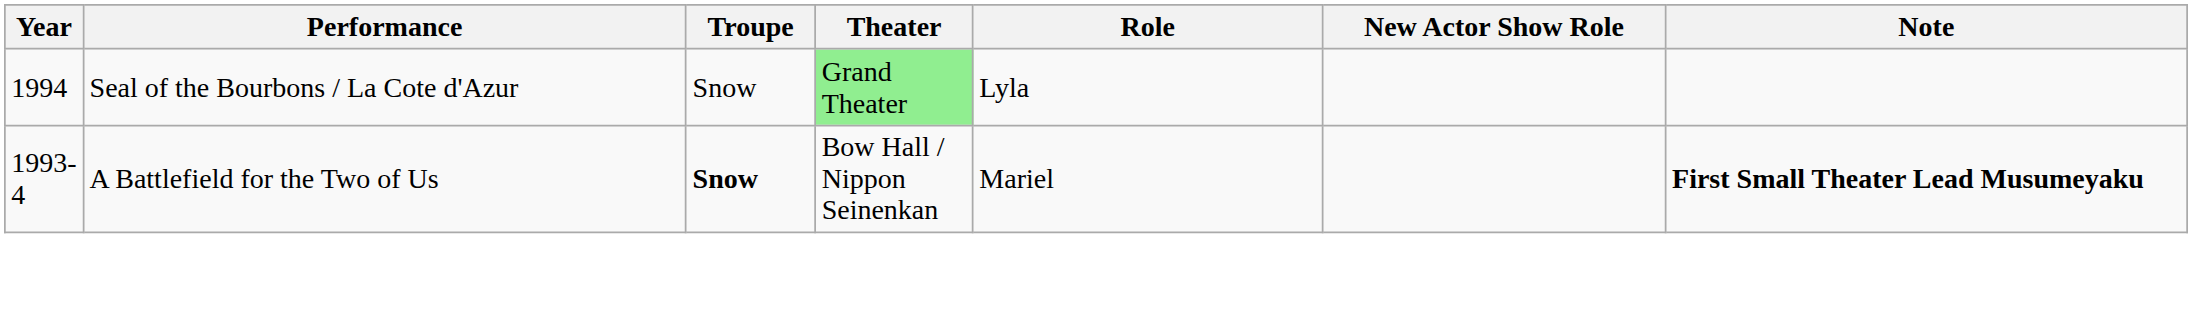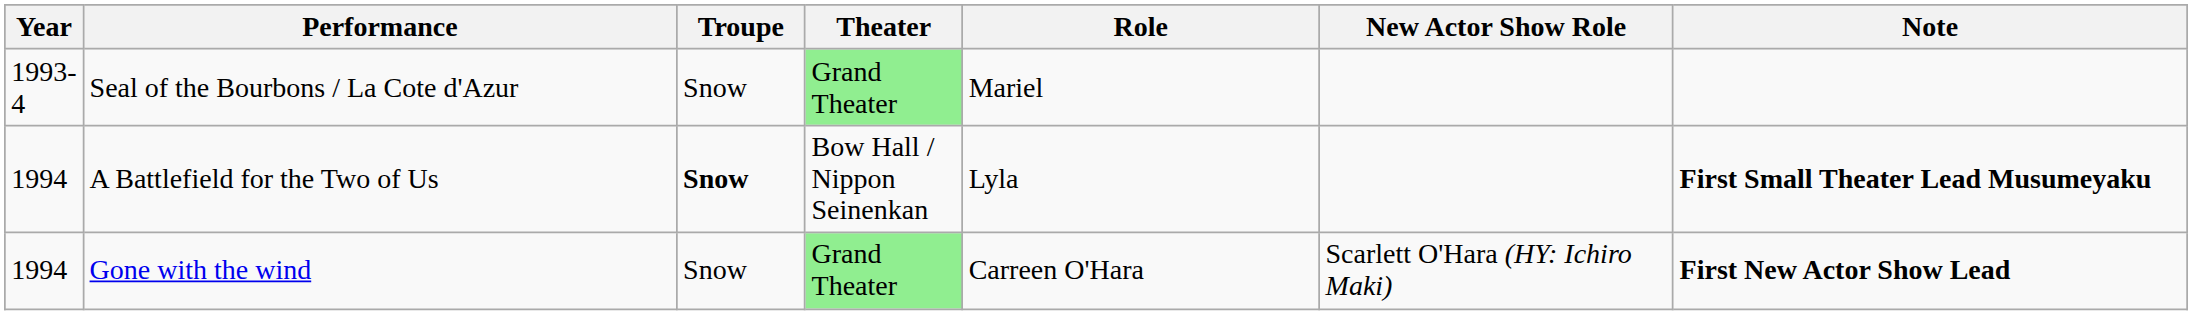(39, 86) 1994 -> (44, 86) 1993-4
(1004, 86) Lyla -> (1006, 86) Mariel
(44, 178) 1993-4 -> (39, 178) 1994
(1017, 178) Mariel -> (994, 178) Lyla
+ row: (200, 270)
